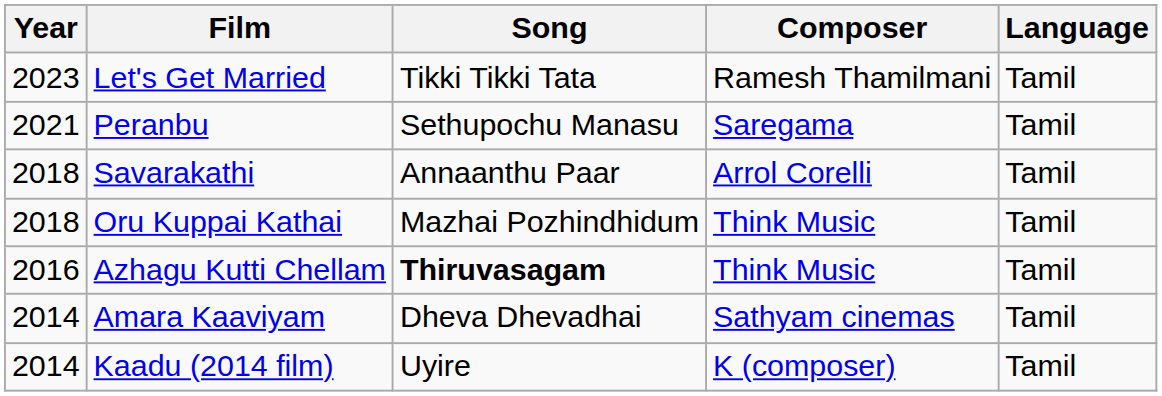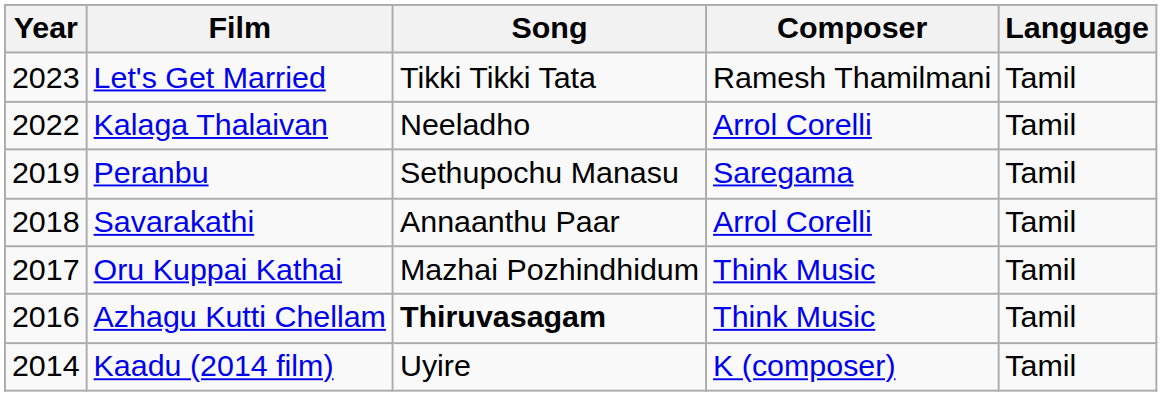+ row: (211, 125)
(46, 125) 2021 -> (46, 173) 2019
(46, 221) 2018 -> (46, 269) 2017
- row: (209, 317)
